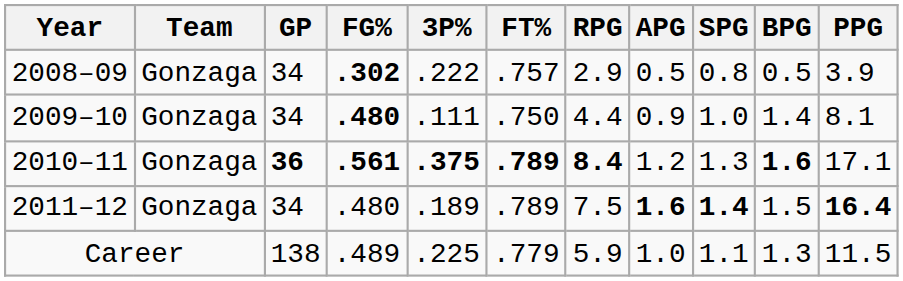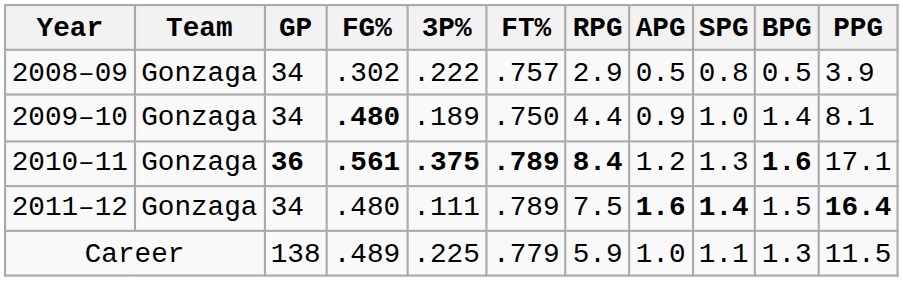(367, 73) bold -> (367, 73) normal
(447, 118) .111 -> (447, 118) .189
(447, 208) .189 -> (447, 208) .111
